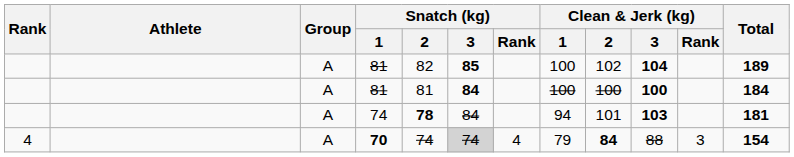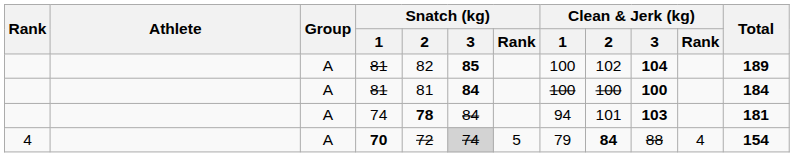(425, 139) 74 -> (425, 139) 72
(517, 139) 4 -> (517, 139) 5
(700, 139) 3 -> (700, 139) 4
